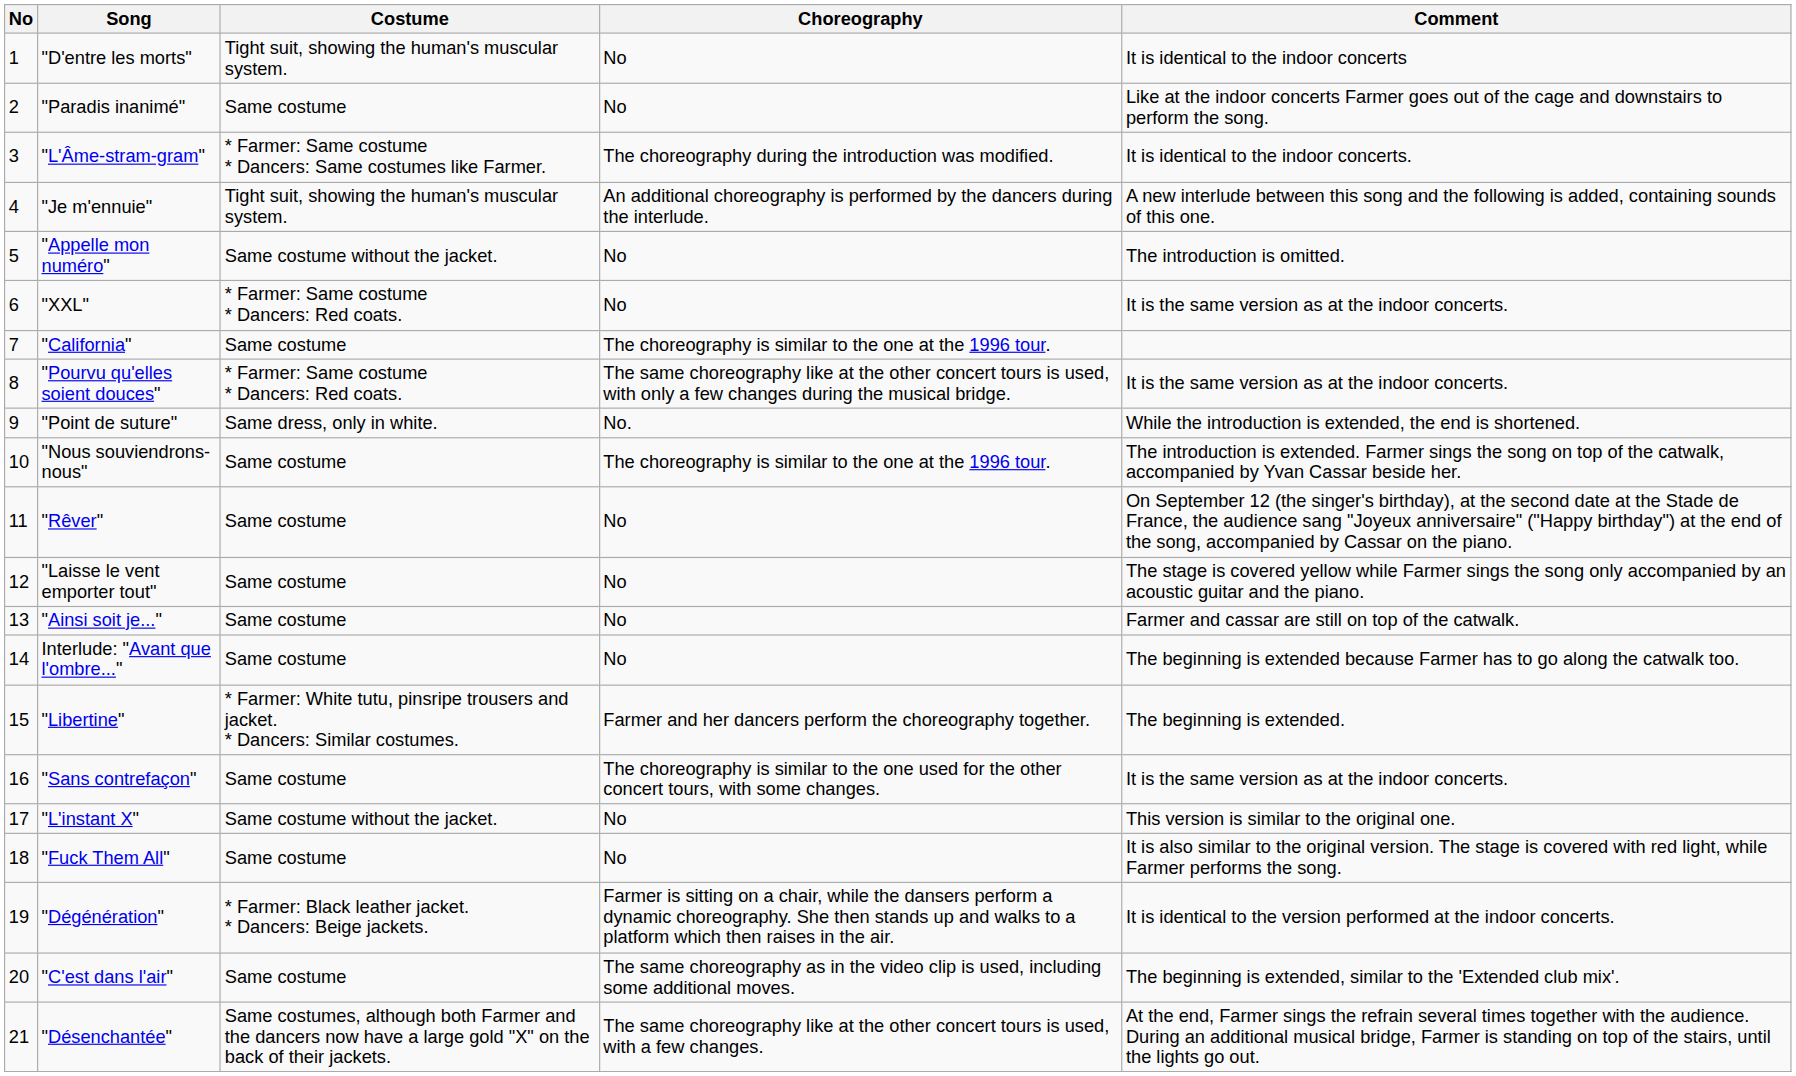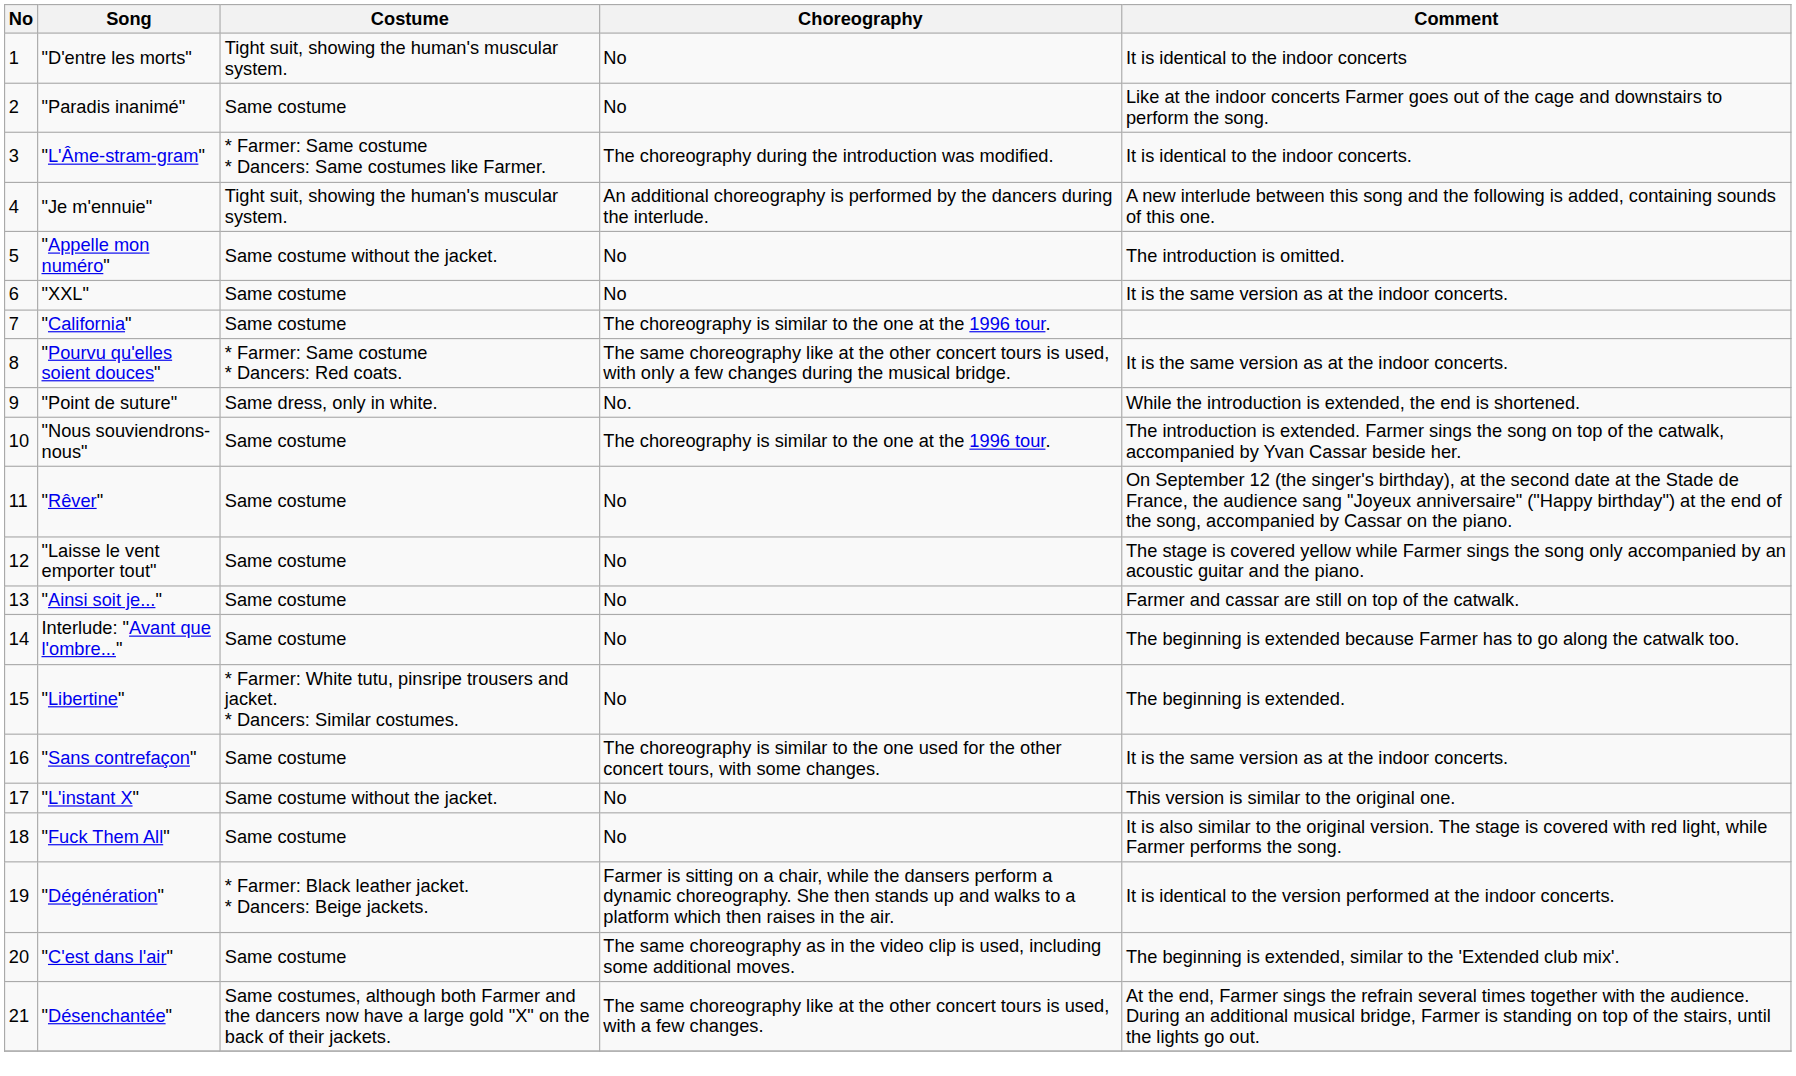(326, 305) * Farmer: Same costume * Dancers: Red coats. -> (286, 295) Same costume
(847, 719) Farmer and her dancers perform the choreography together. -> (615, 699) No
